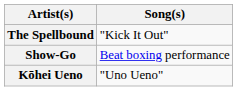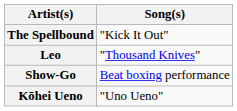+ row: (51, 55)
